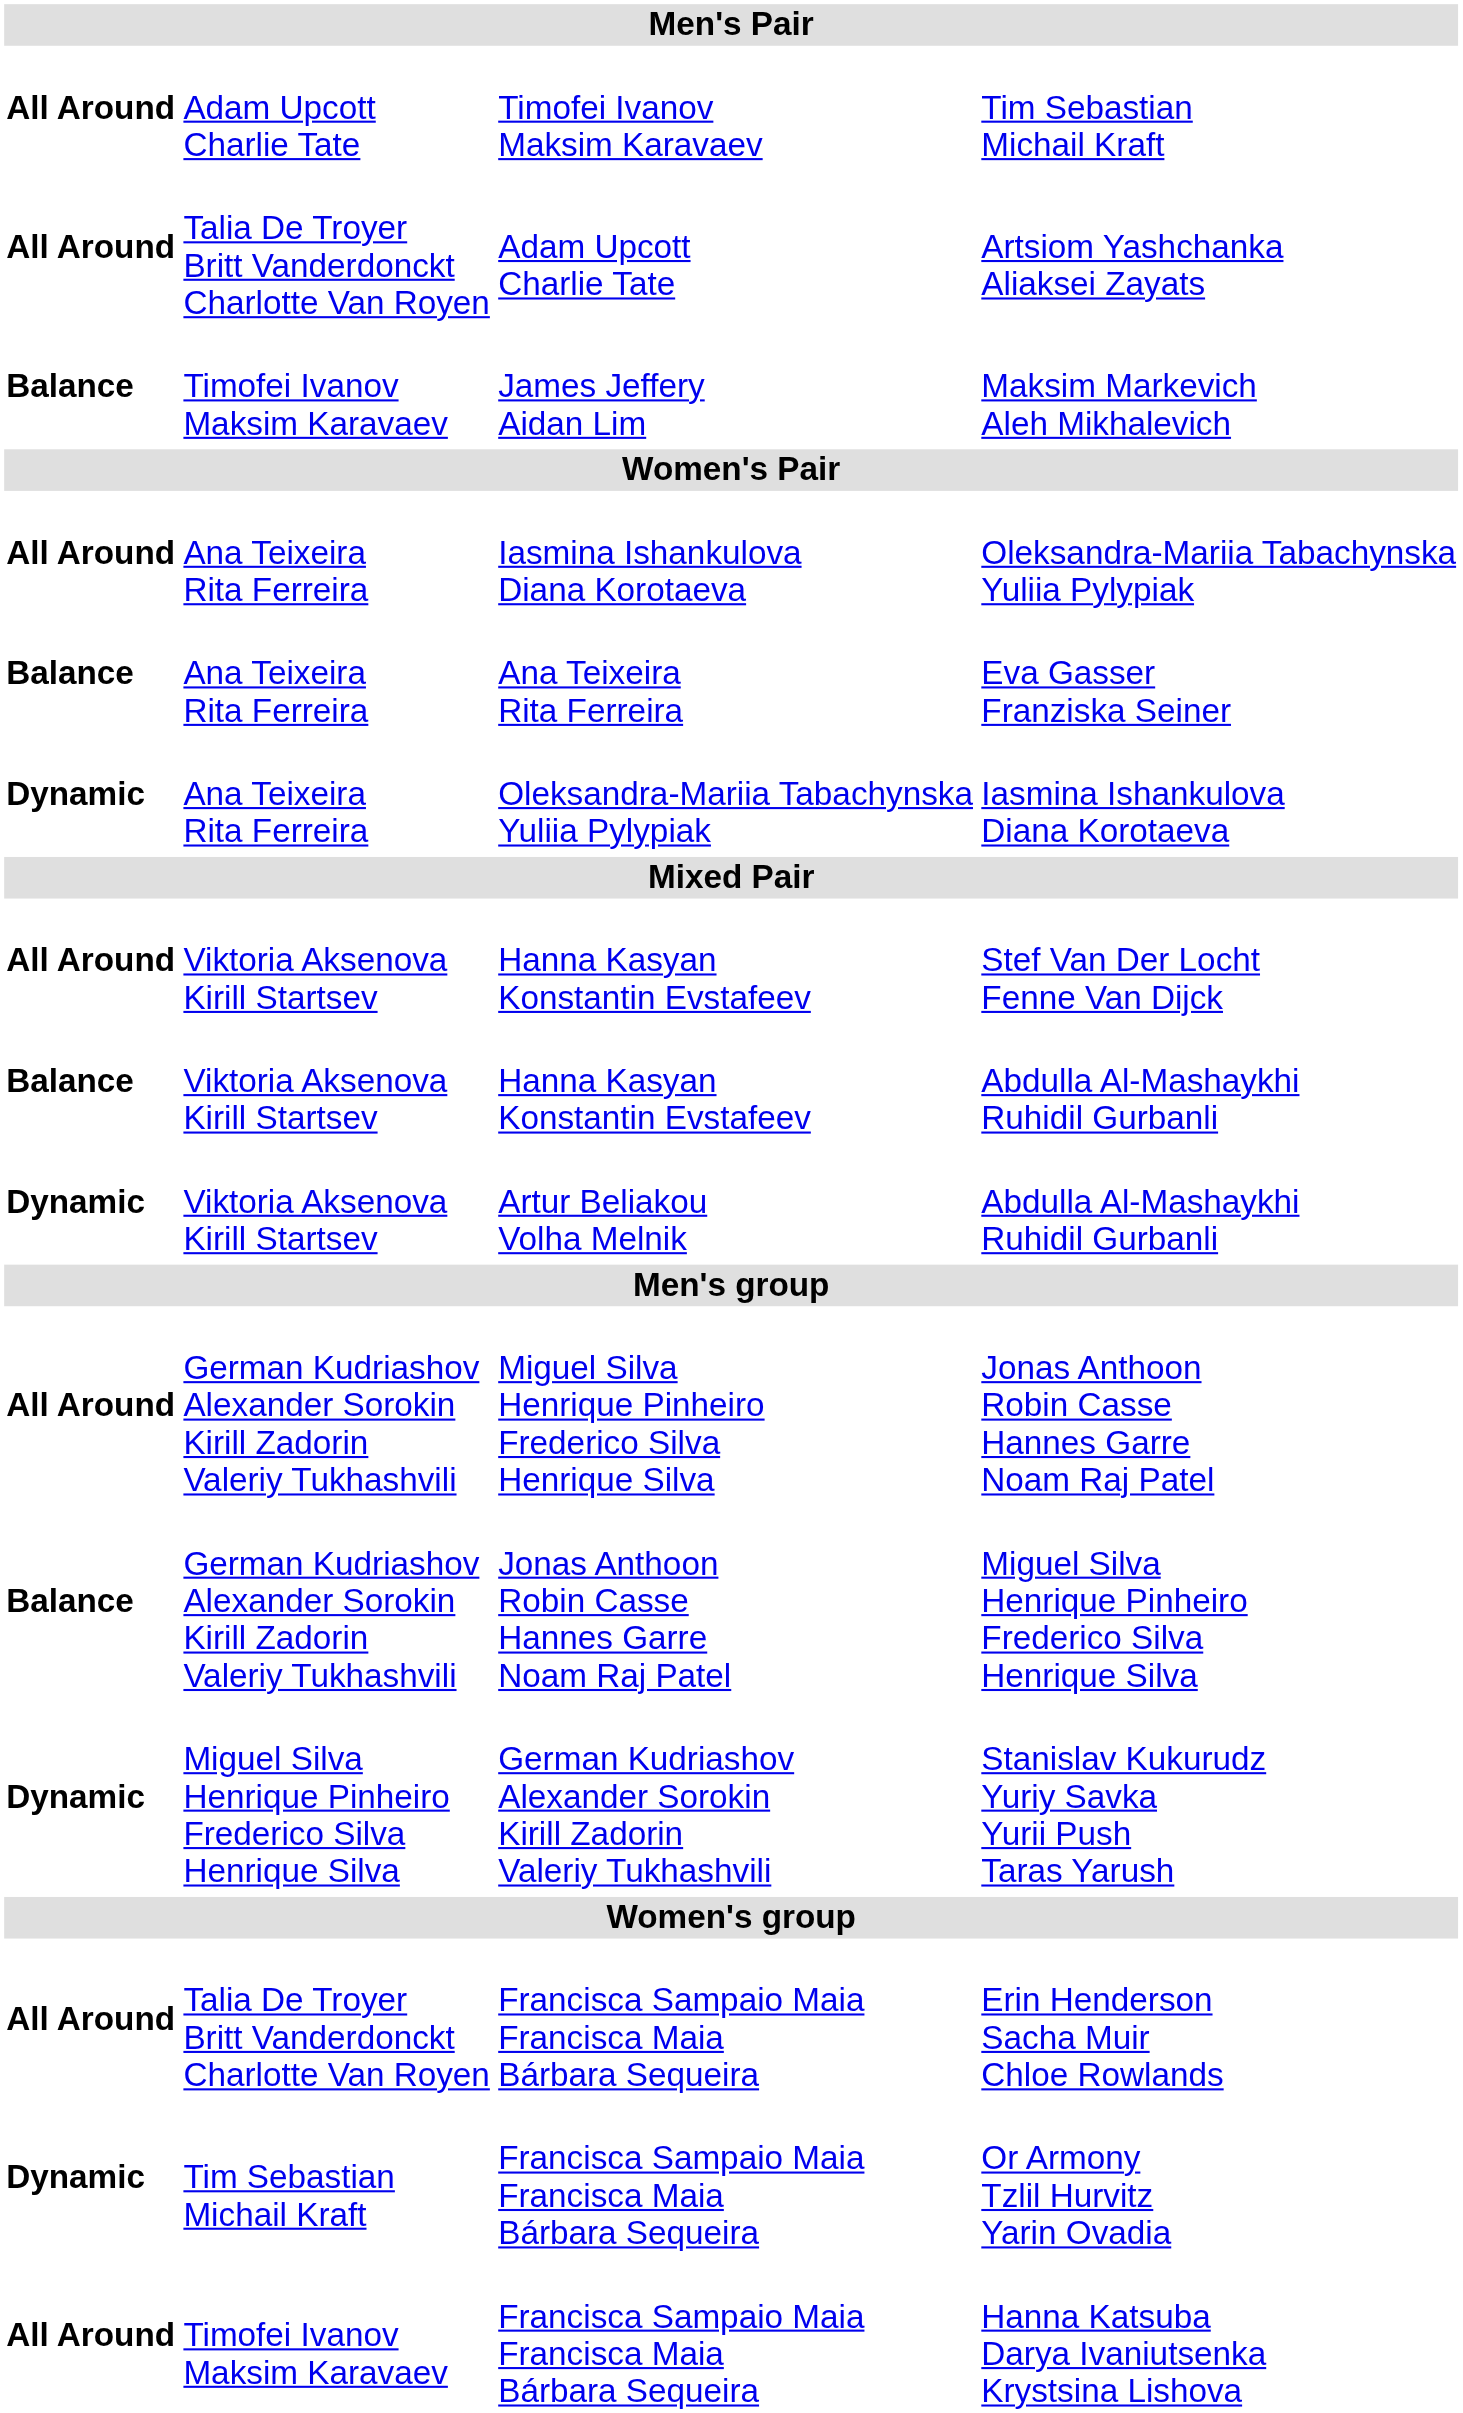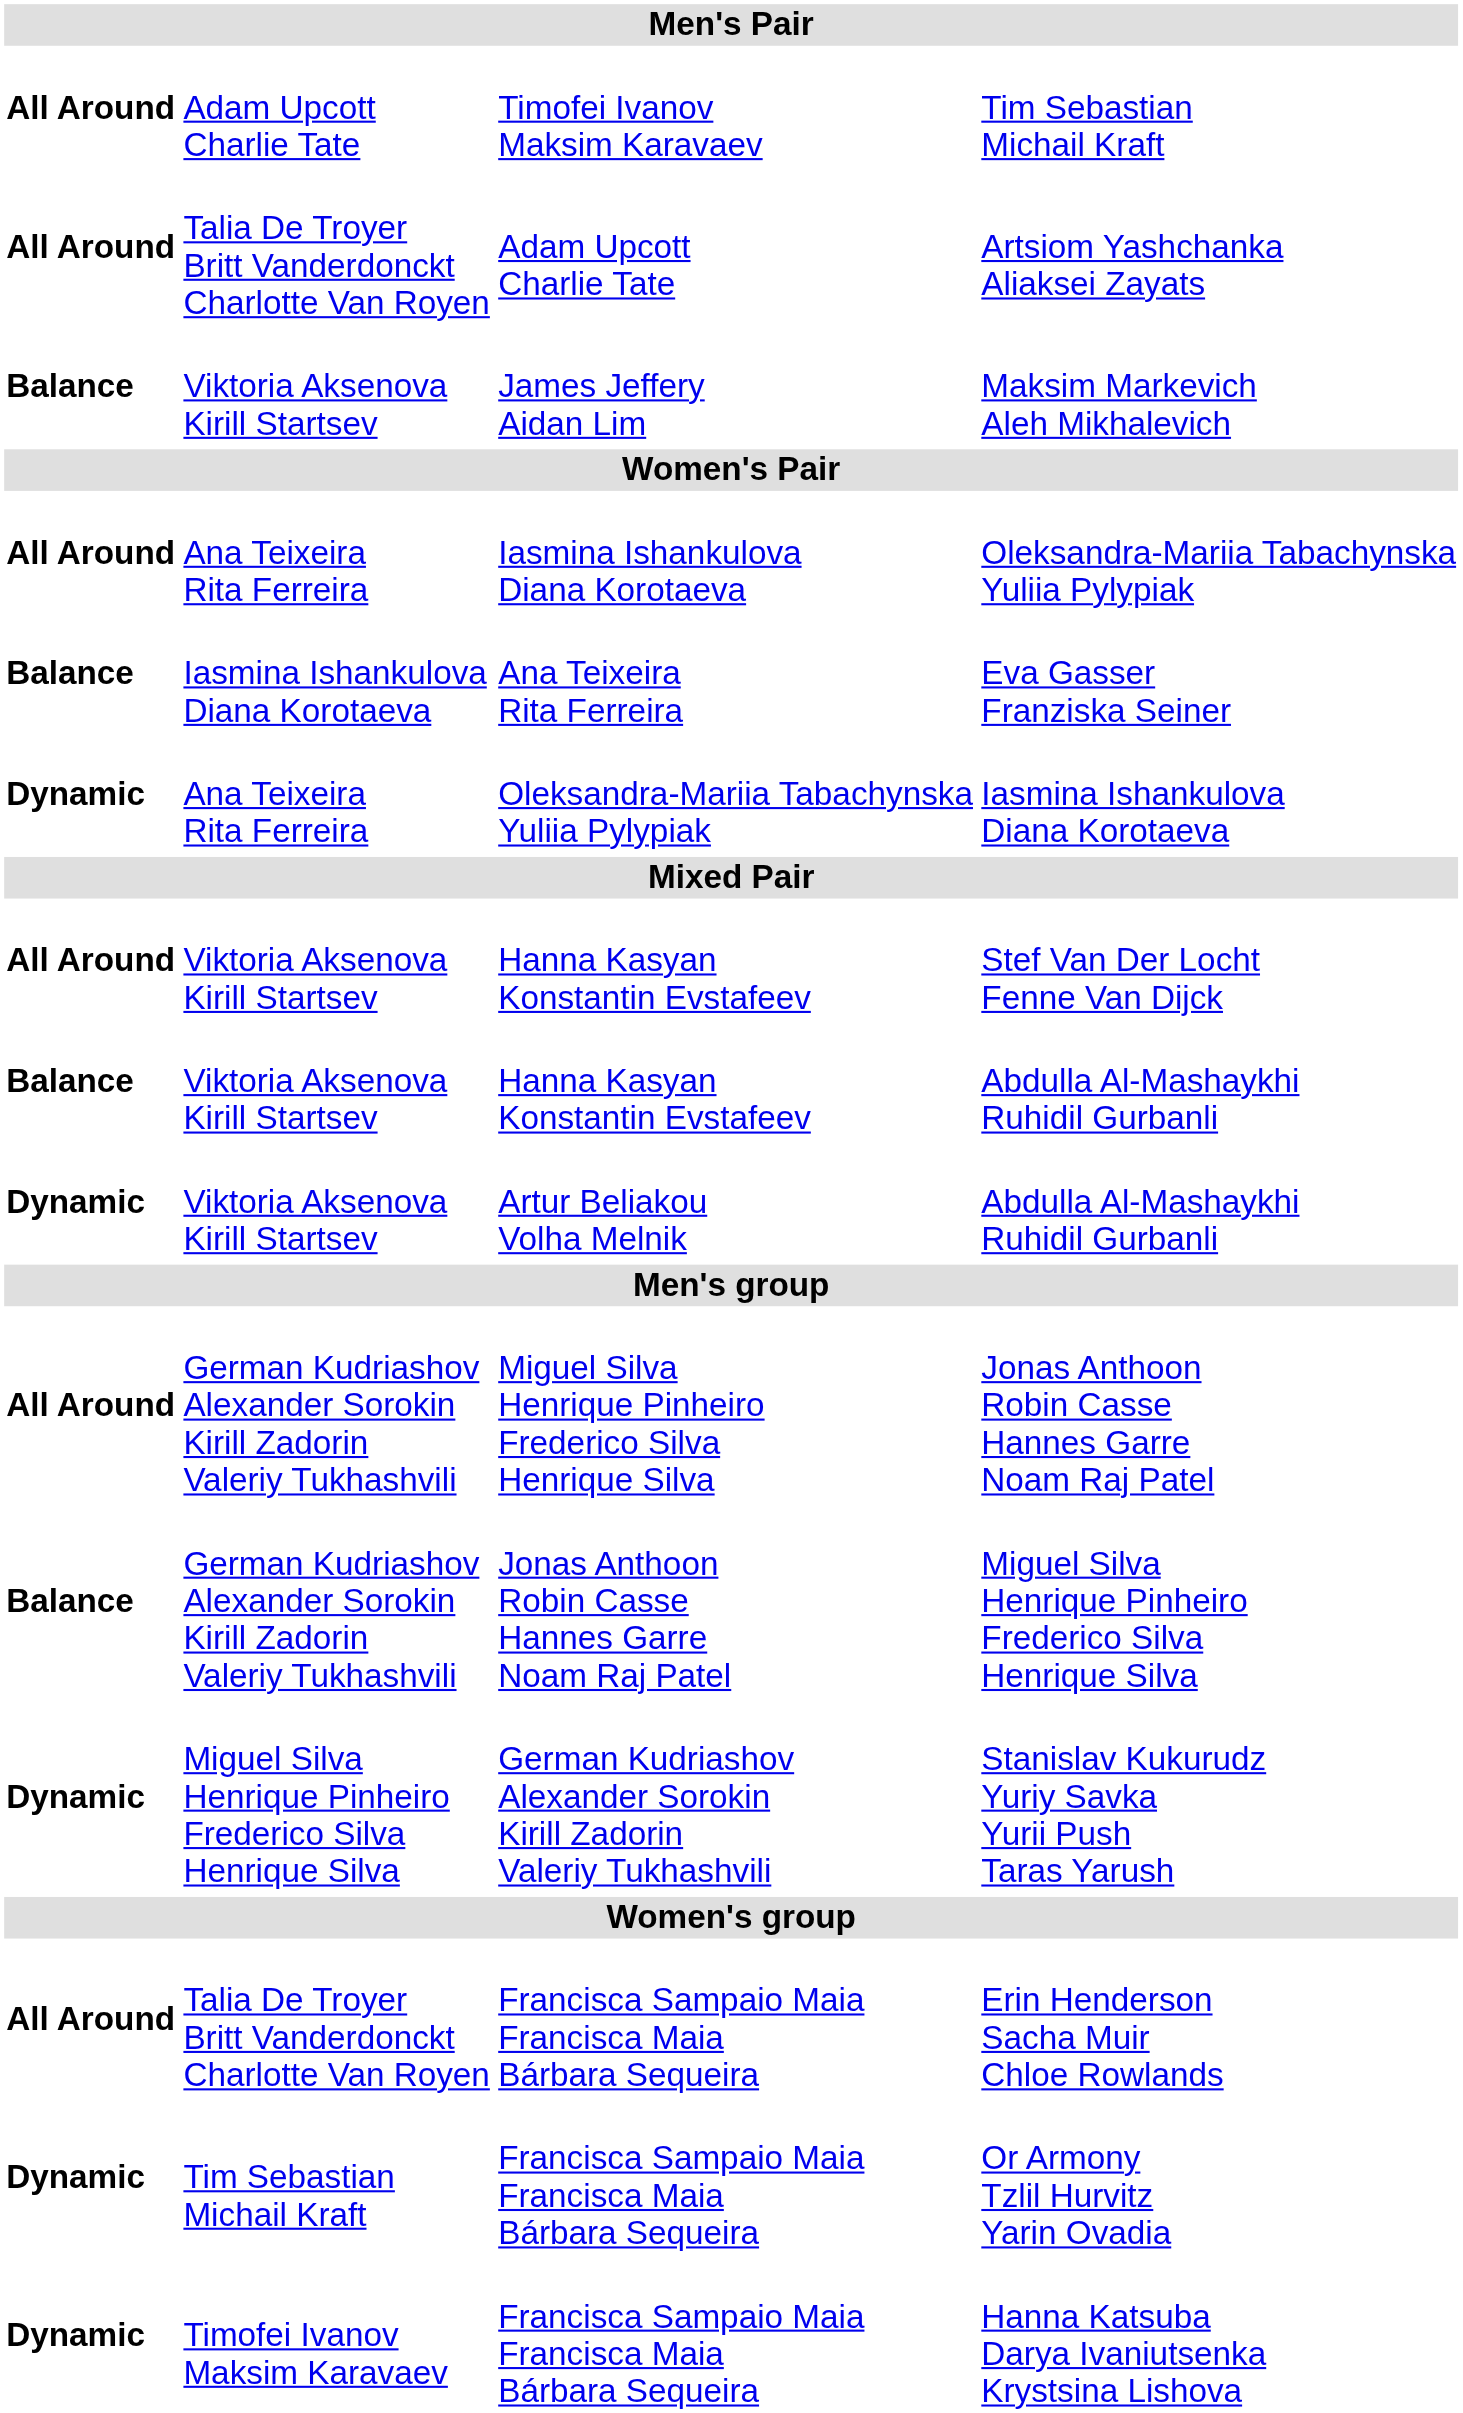(316, 405) Timofei Ivanov Maksim Karavaev -> (315, 405) Viktoria Aksenova Kirill Startsev
(276, 692) Ana Teixeira Rita Ferreira -> (335, 692) Iasmina Ishankulova Diana Korotaeva
(91, 2335) All Around -> (76, 2335) Dynamic
